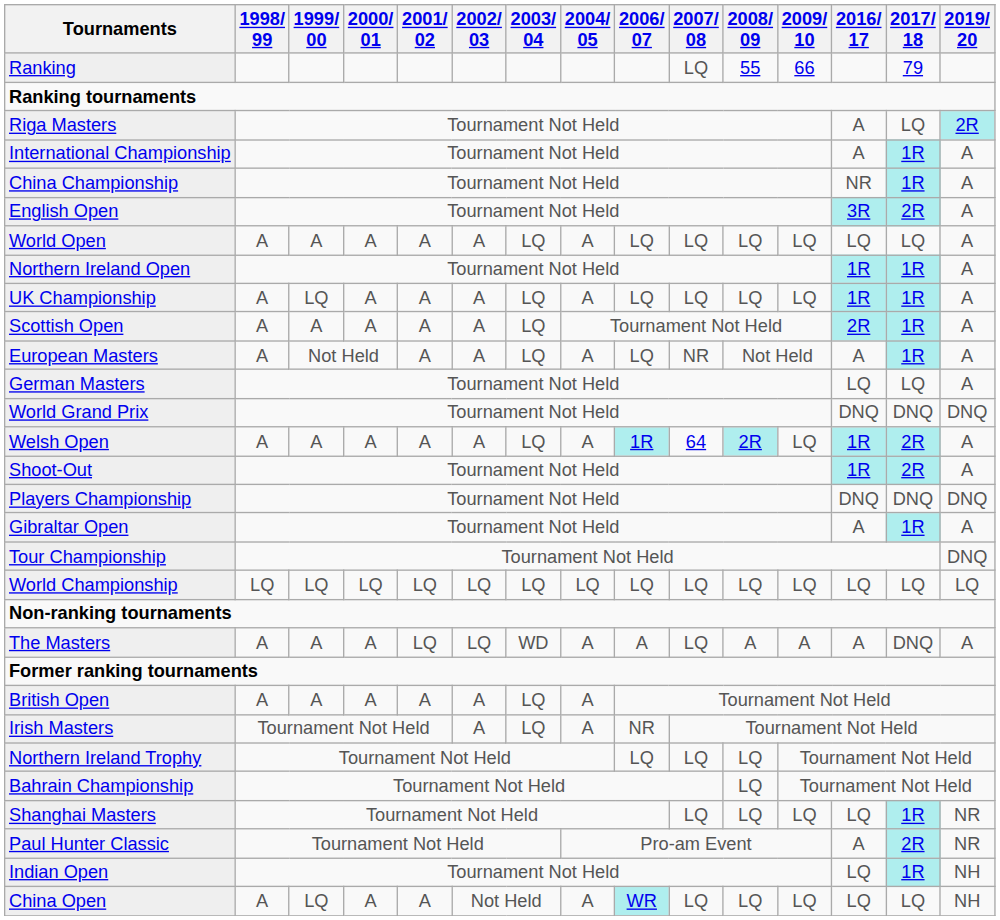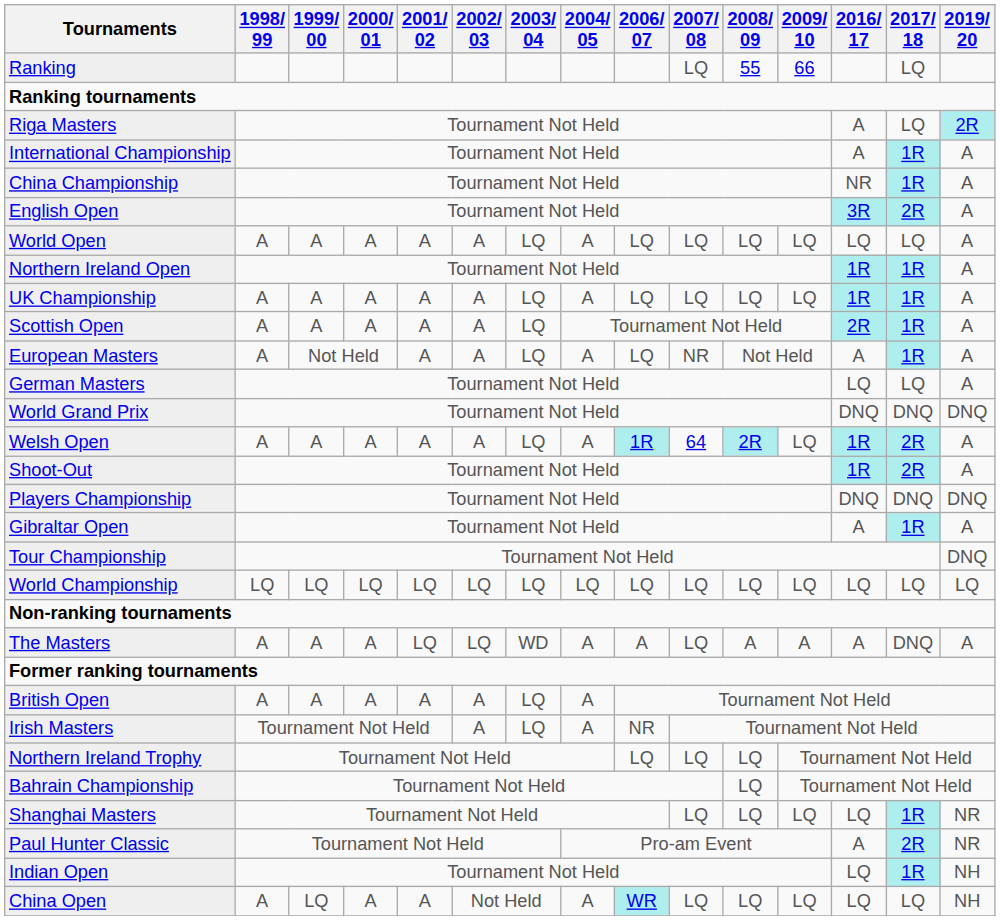(913, 67) 79 -> (913, 67) LQ
(316, 297) LQ -> (316, 297) A
